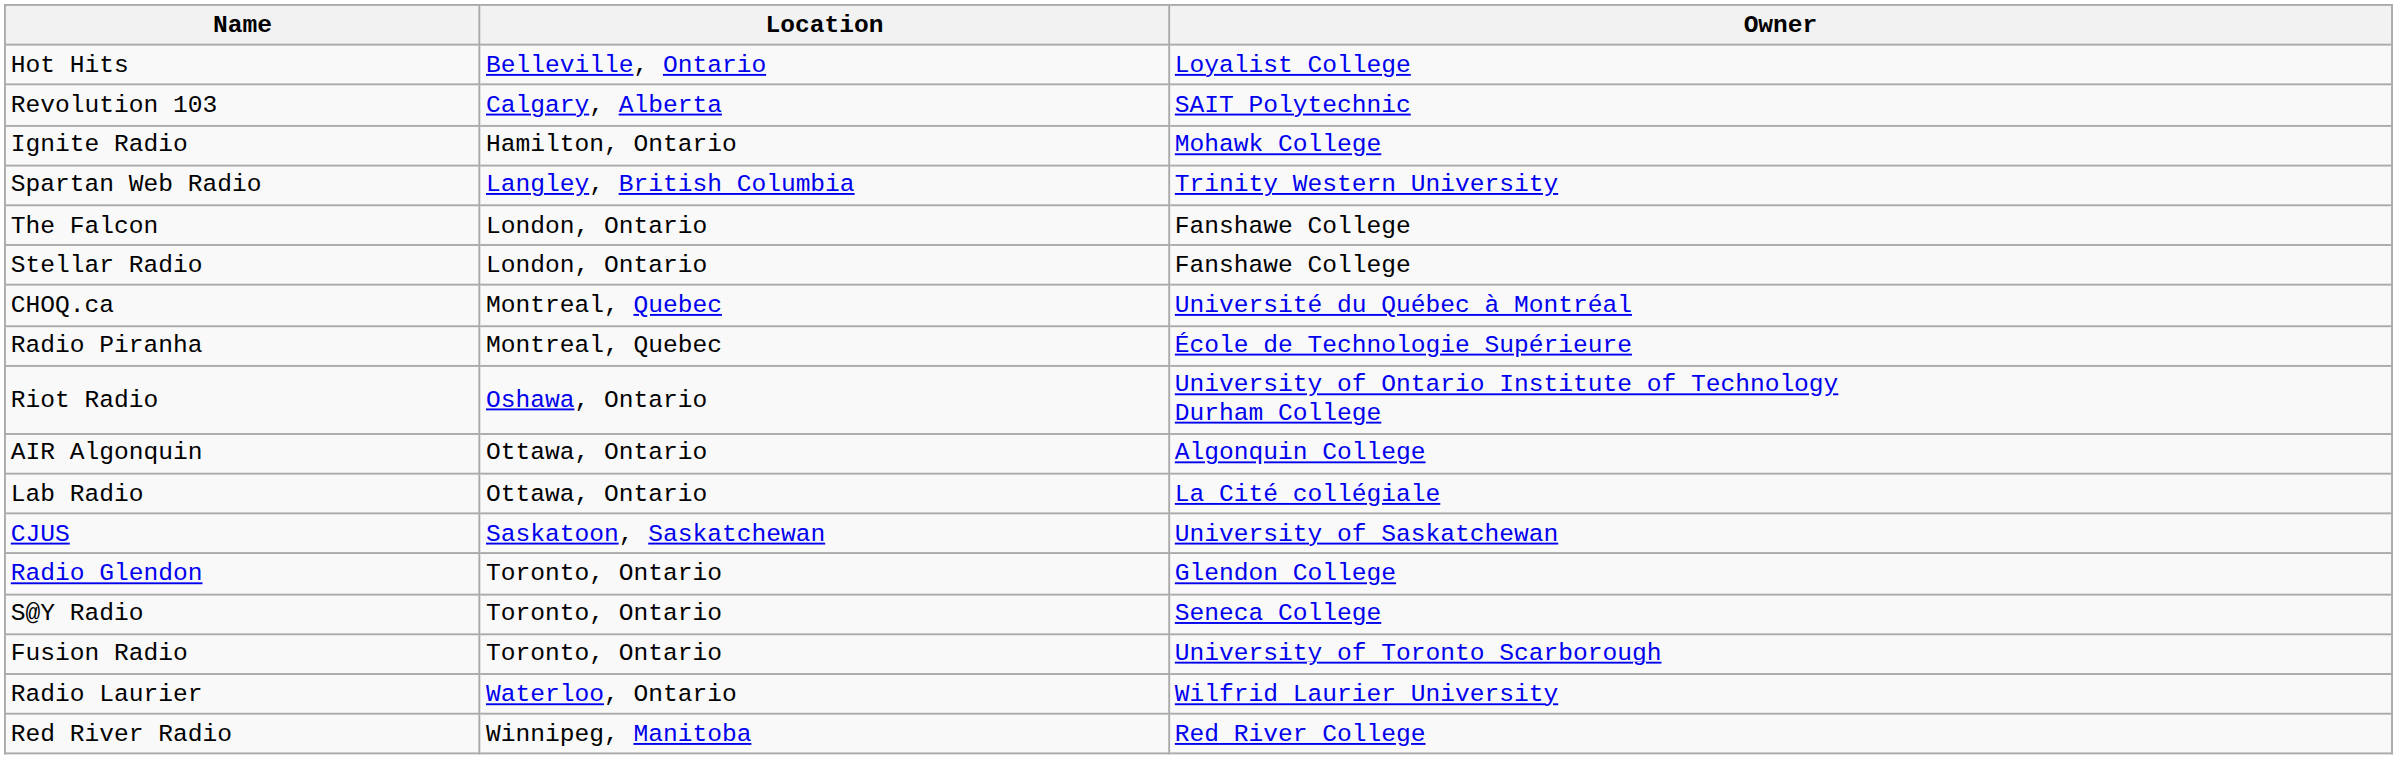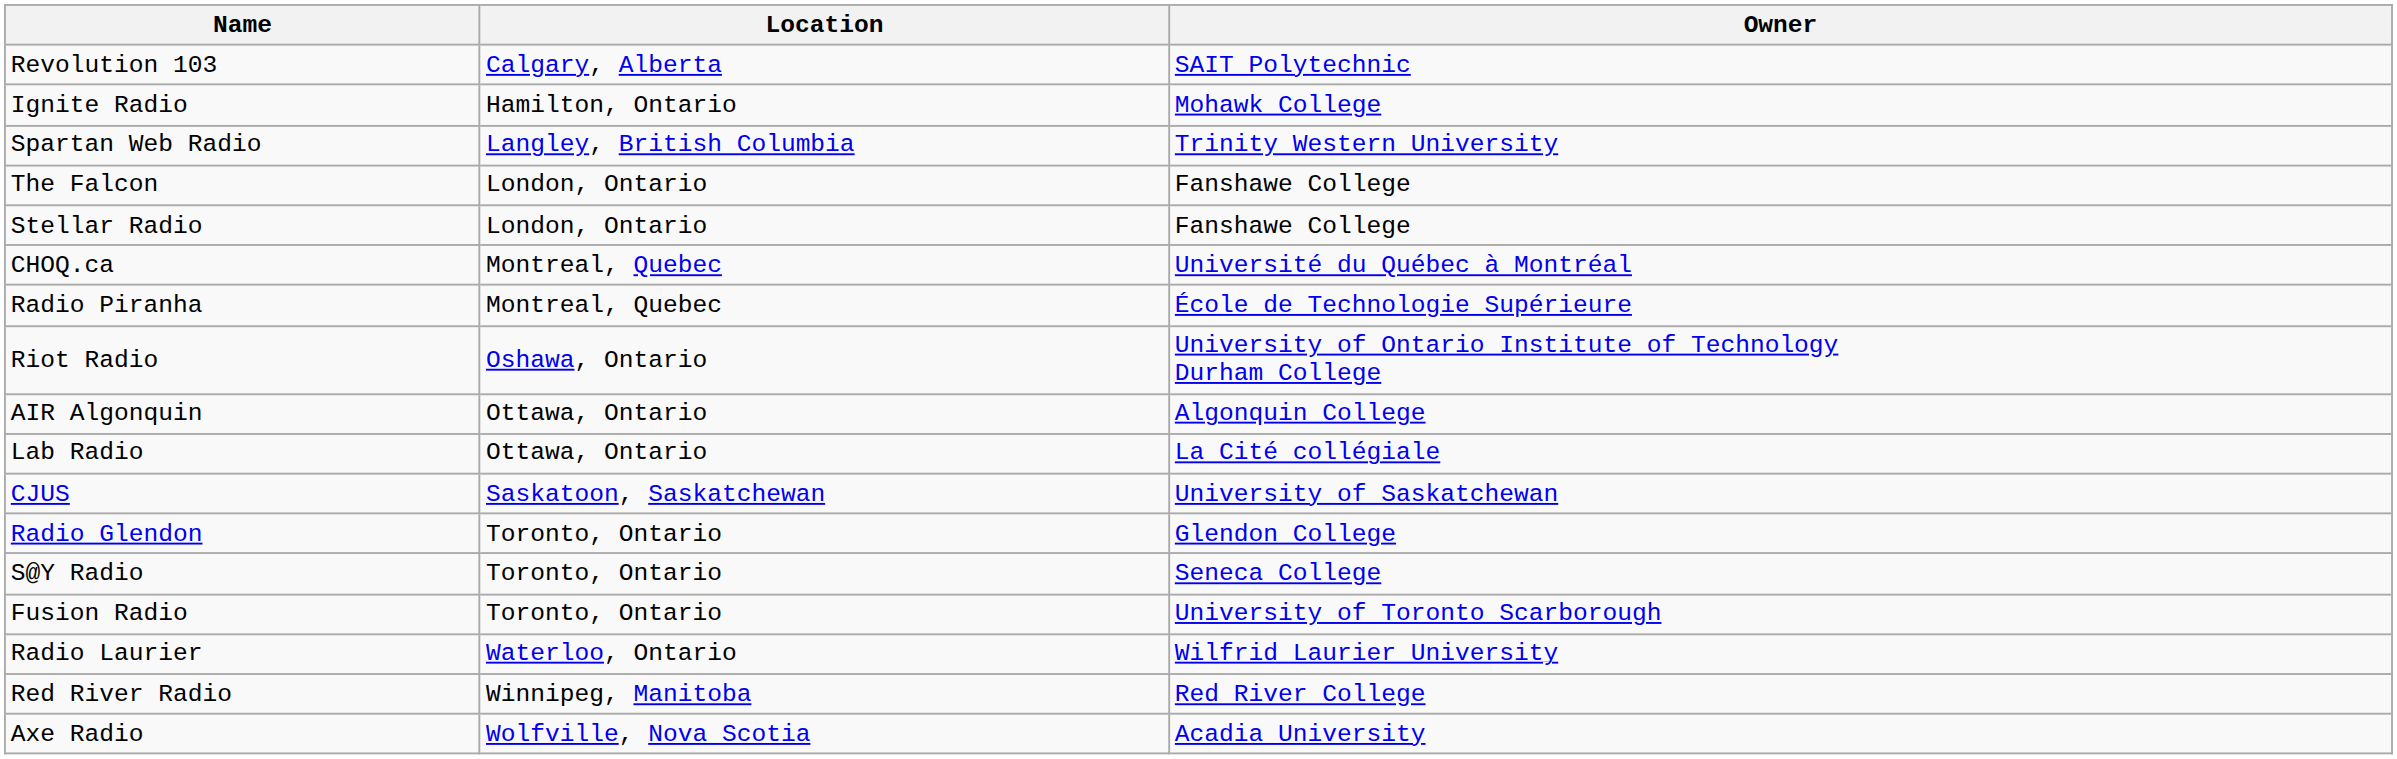- row: (70, 65)
+ row: (77, 734)
